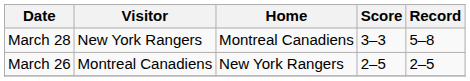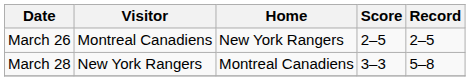rows swapped: (39, 64) <-> (39, 40)
